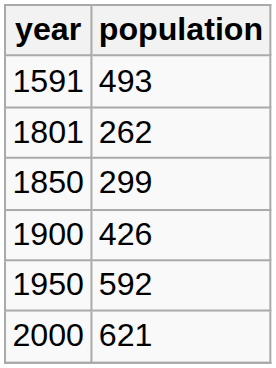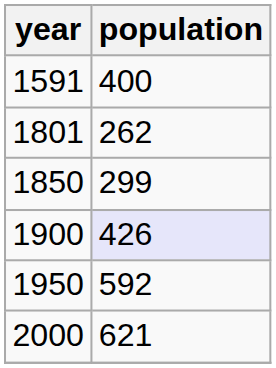(126, 81) 493 -> (126, 81) 400
(126, 234) no background -> (126, 234) lavender background
